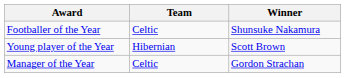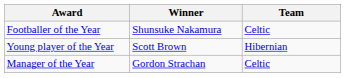columns swapped: (285, 13) <-> (179, 13)
